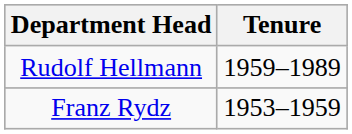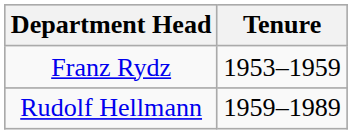rows swapped: (111, 107) <-> (111, 66)
